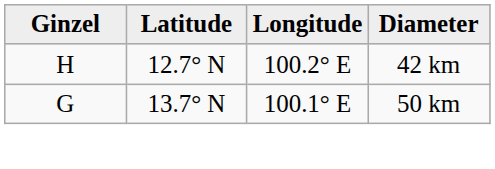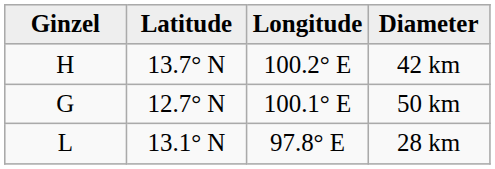(186, 63) 12.7° N -> (186, 63) 13.7° N
(186, 103) 13.7° N -> (186, 103) 12.7° N
+ row: (429, 143)
